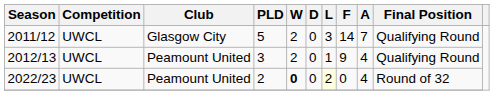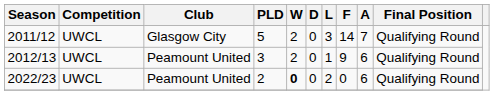(364, 57) 4 -> (364, 57) 6
(329, 79) lightyellow background -> (329, 79) no background
(364, 79) 4 -> (364, 79) 6
(413, 79) Round of 32 -> (428, 79) Qualifying Round
